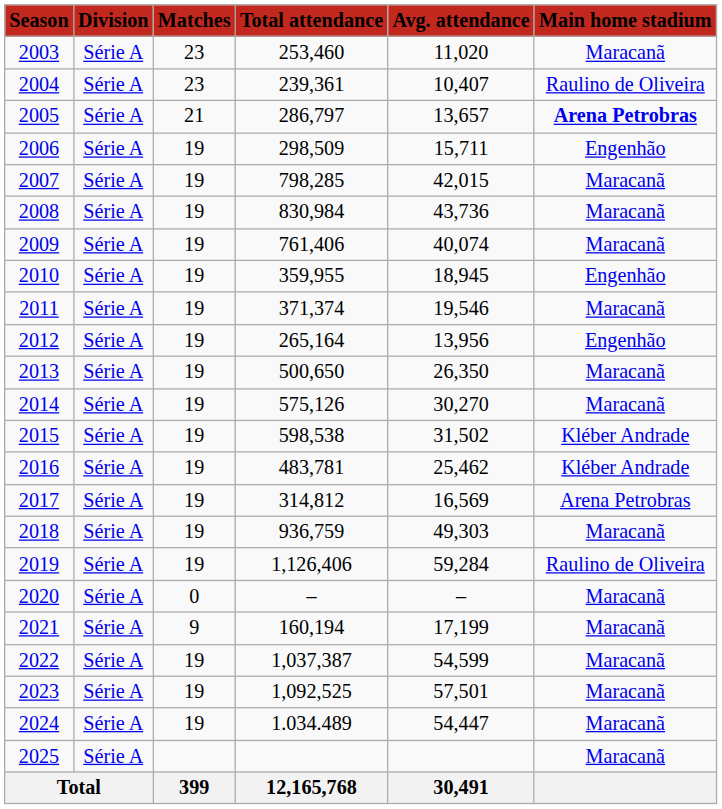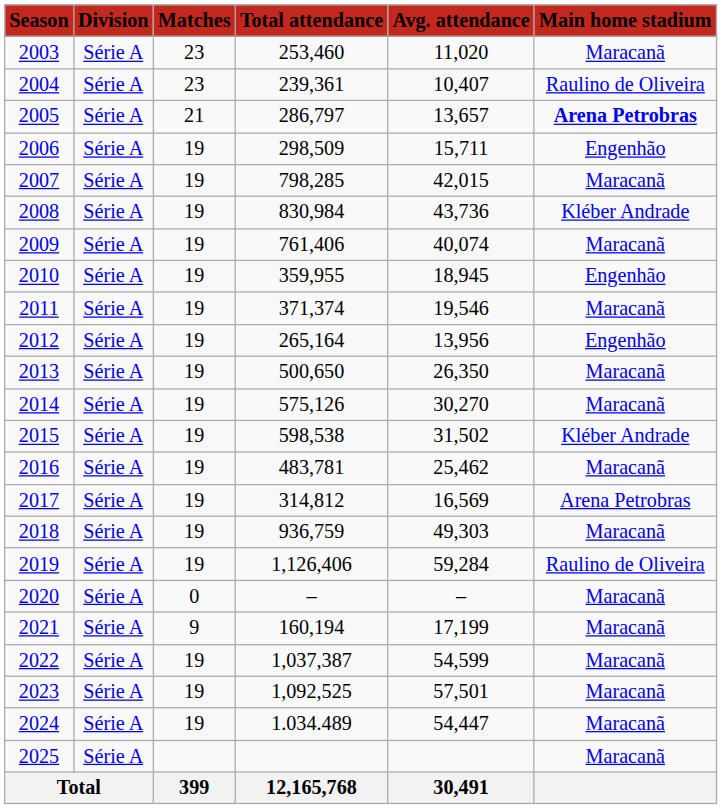(625, 212) Maracanã -> (625, 212) Kléber Andrade
(625, 468) Kléber Andrade -> (625, 468) Maracanã
